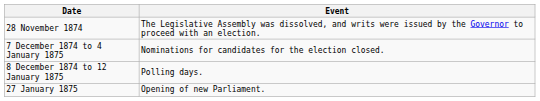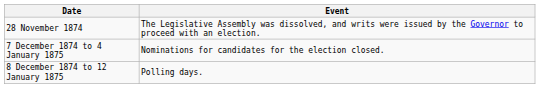- row: (42, 90)
